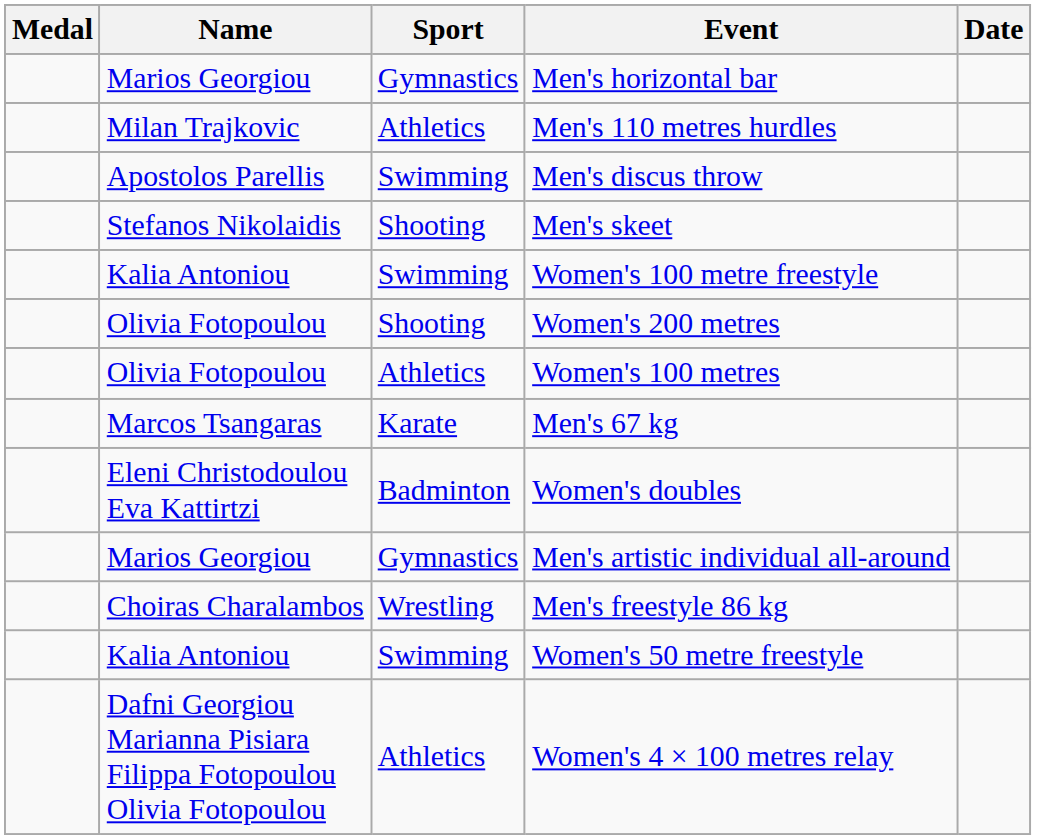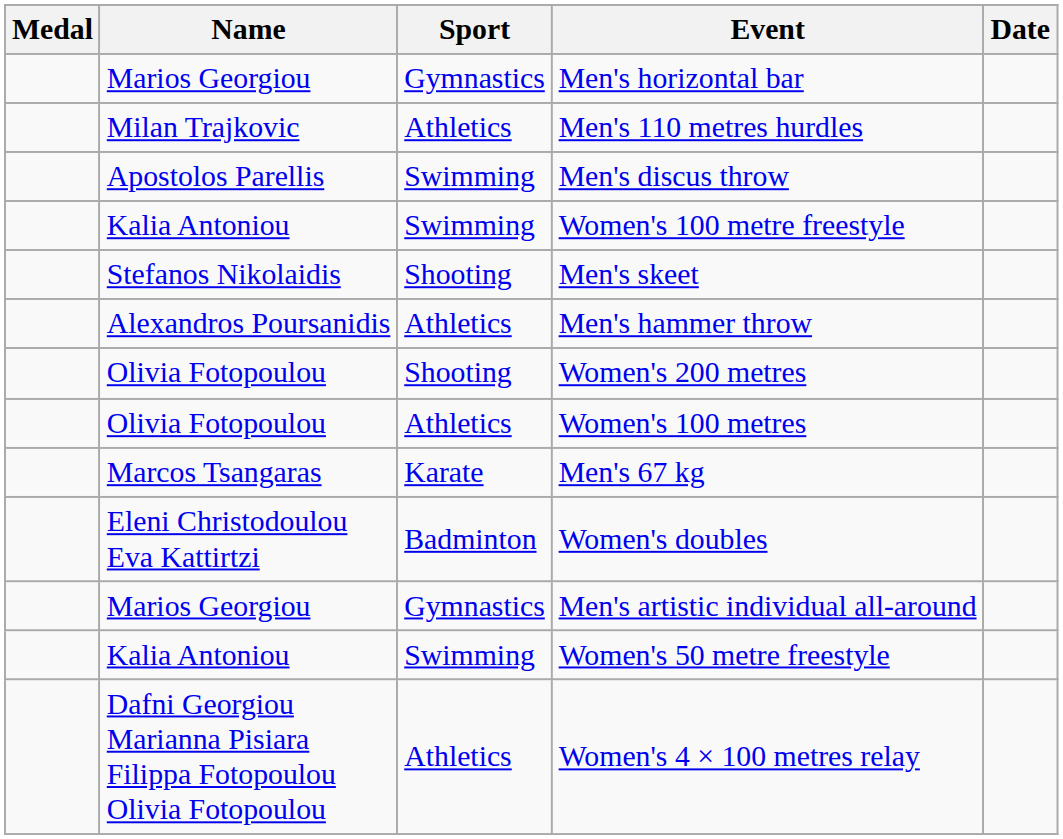rows swapped: (602, 225) <-> (705, 274)
+ row: (685, 323)
- row: (660, 604)
